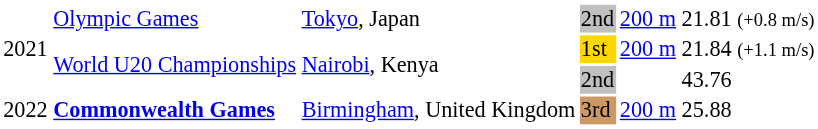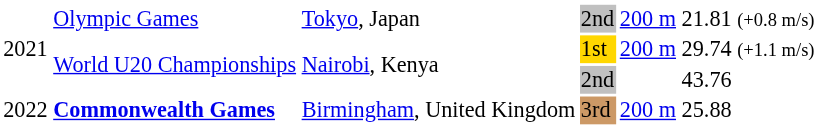(707, 49) 21.84 -> (707, 49) 29.74
